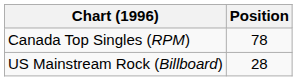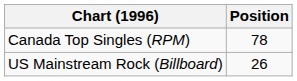(259, 64) 28 -> (259, 64) 26
